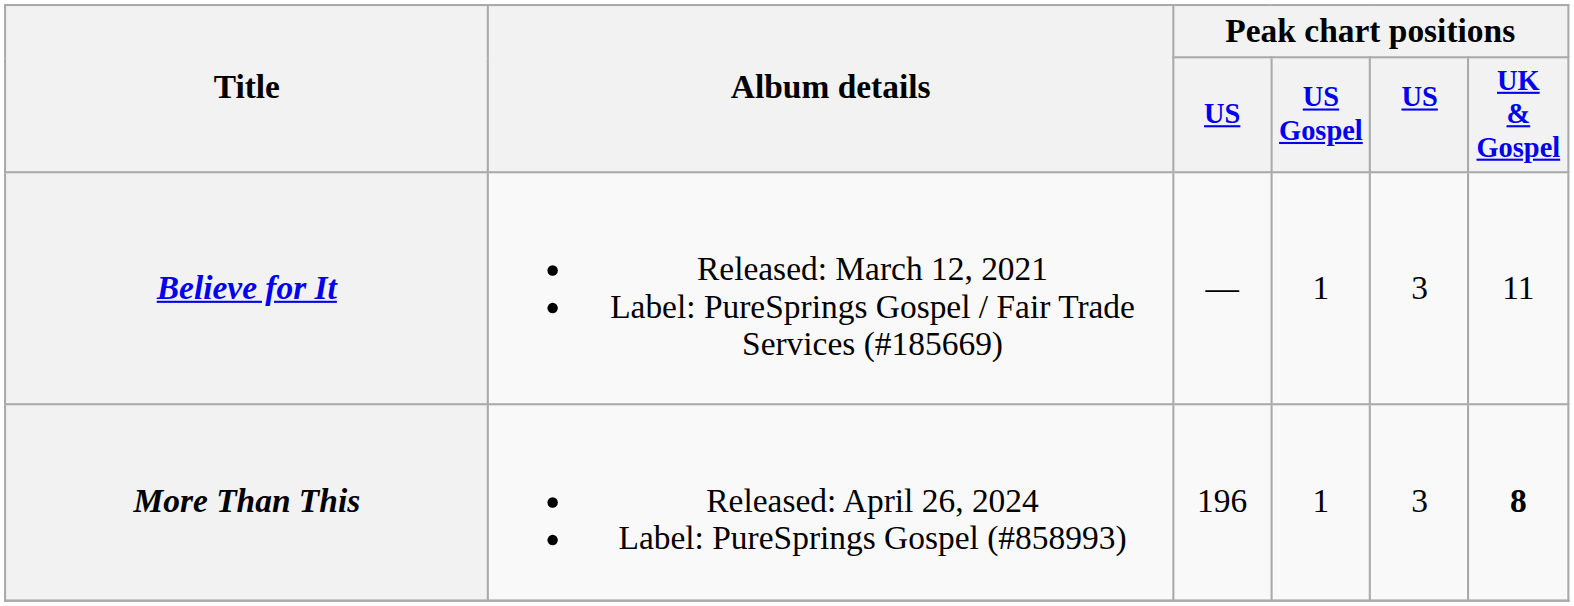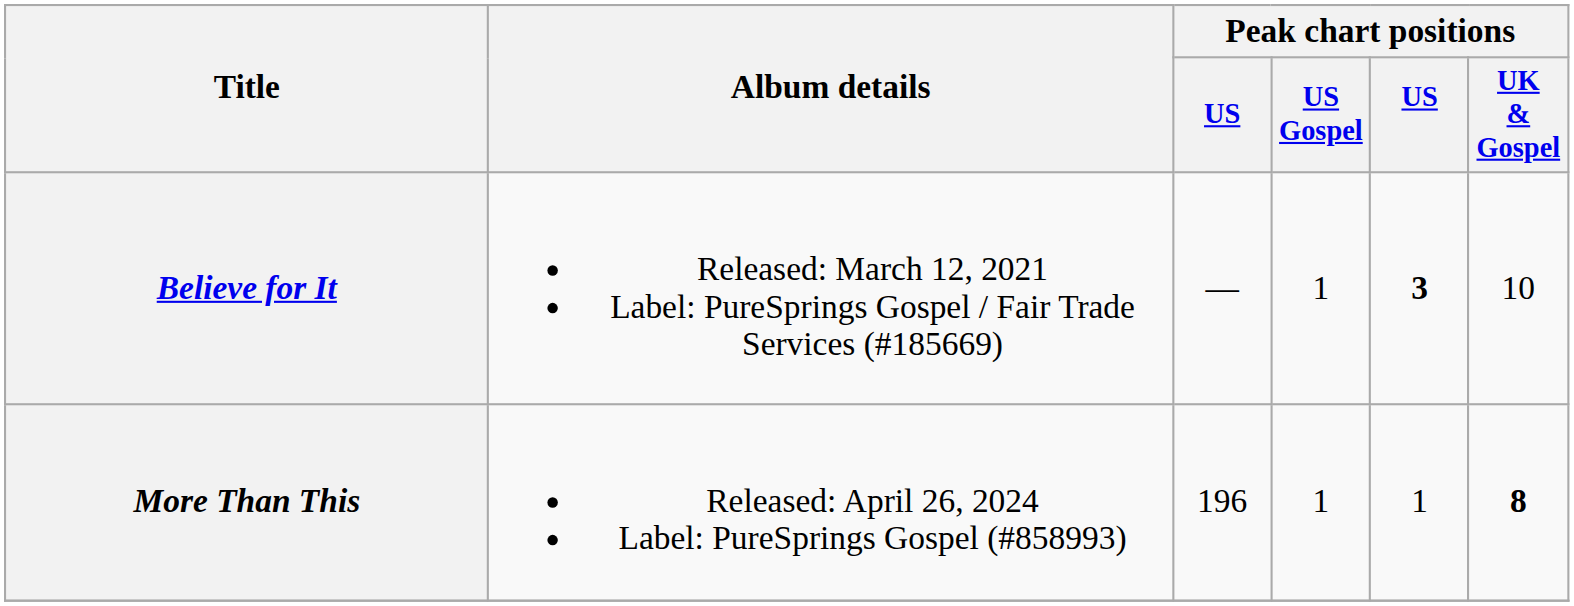(1420, 287) normal -> (1420, 287) bold
(1518, 287) 11 -> (1518, 287) 10
(1420, 501) 3 -> (1420, 501) 1
